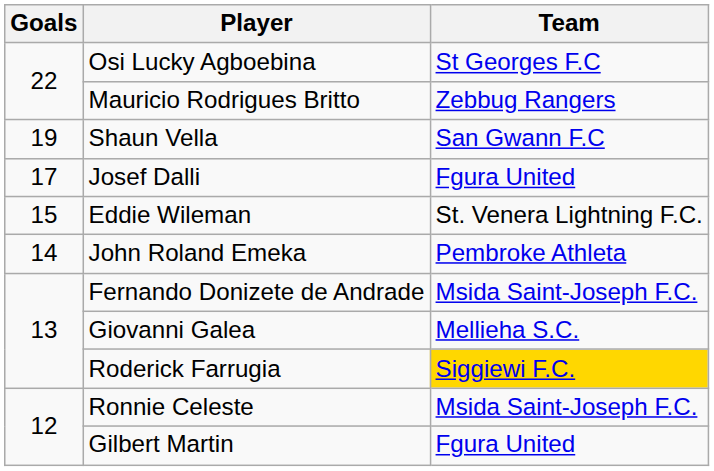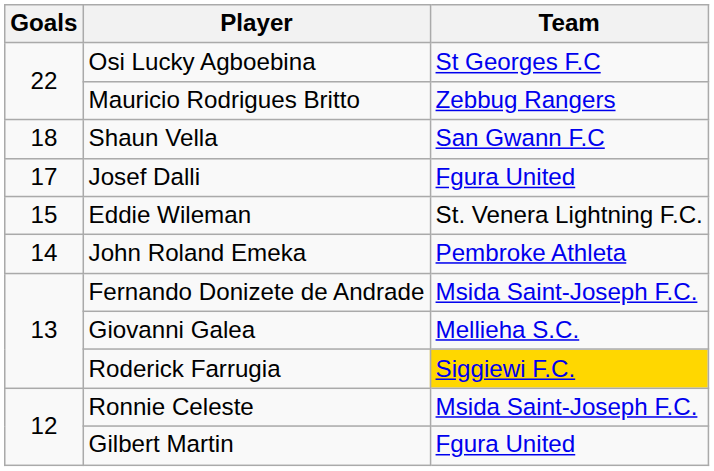(44, 138) 19 -> (44, 138) 18
